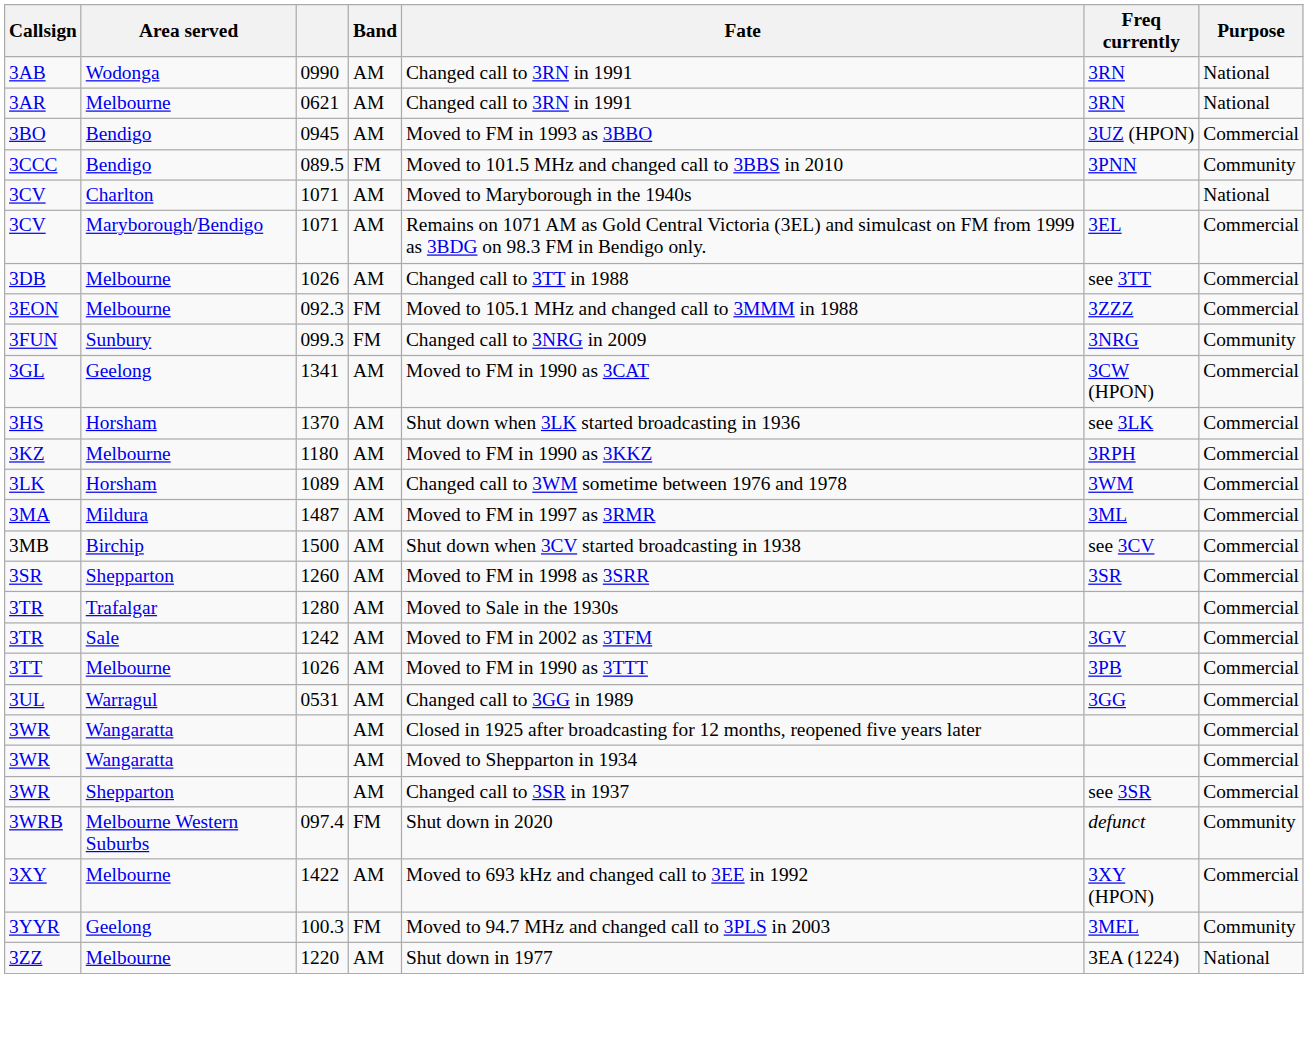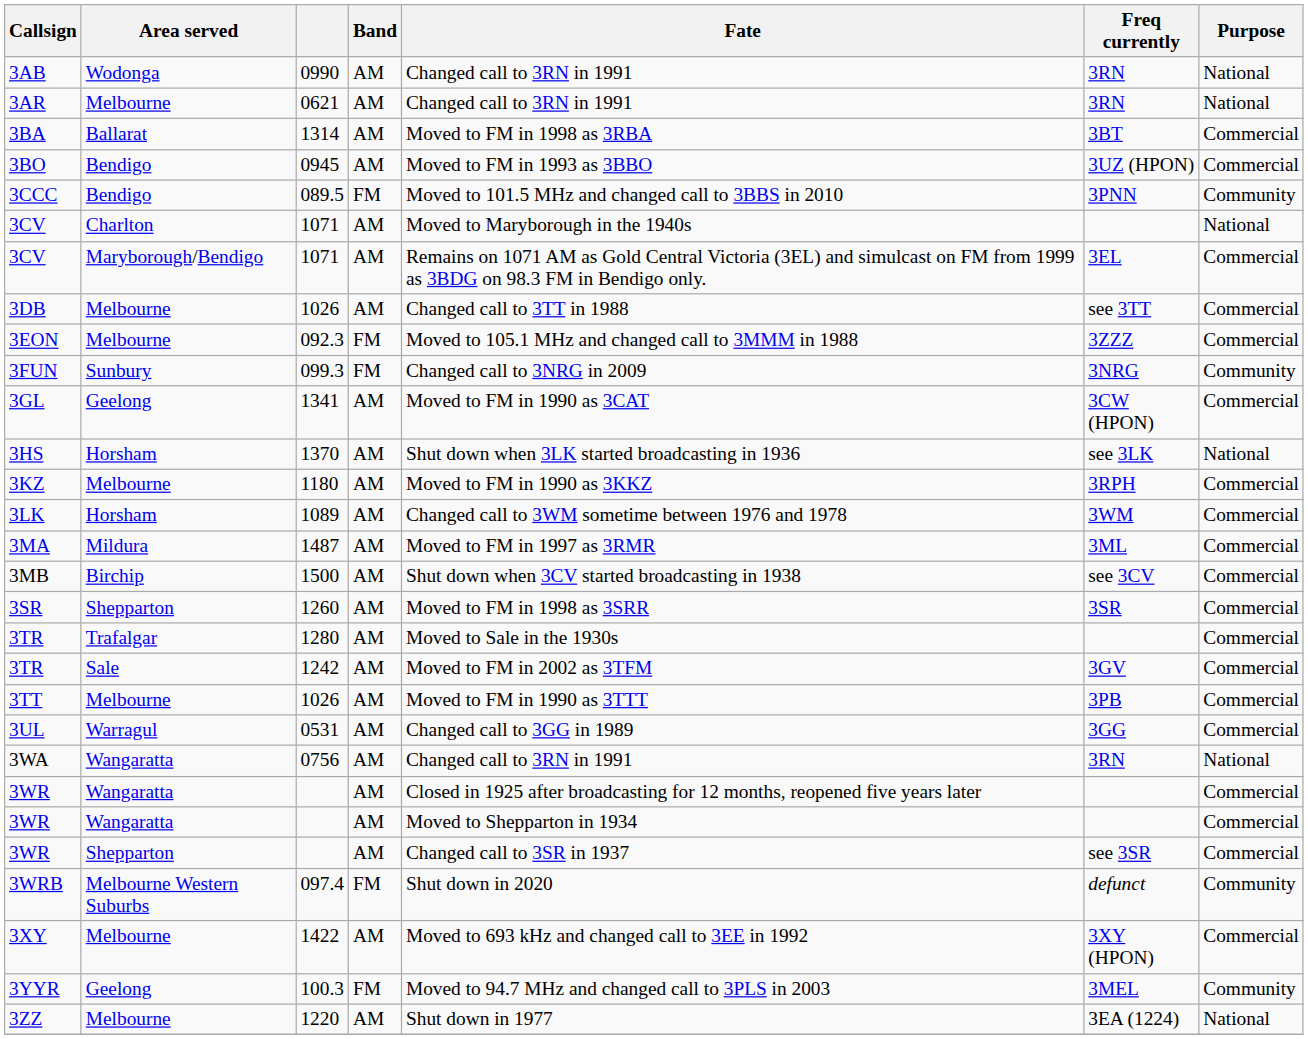+ row: (27, 133)
(1251, 422) Commercial -> (1237, 453) National
+ row: (29, 760)
